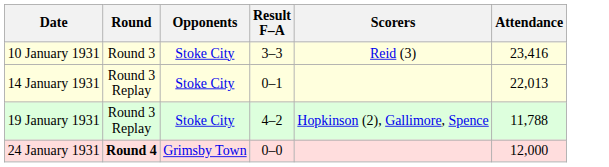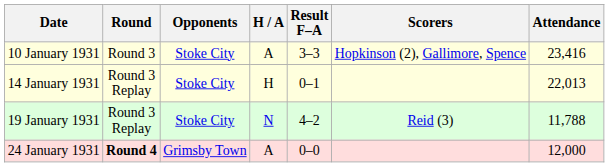+ column: (269, 23)
(393, 53) Reid (3) -> (430, 53) Hopkinson (2), Gallimore, Spence
(393, 120) Hopkinson (2), Gallimore, Spence -> (430, 120) Reid (3)
